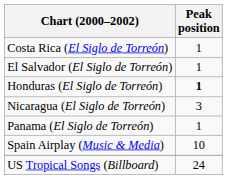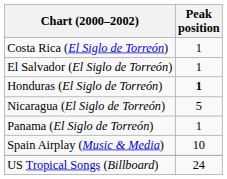(199, 106) 3 -> (199, 106) 5
